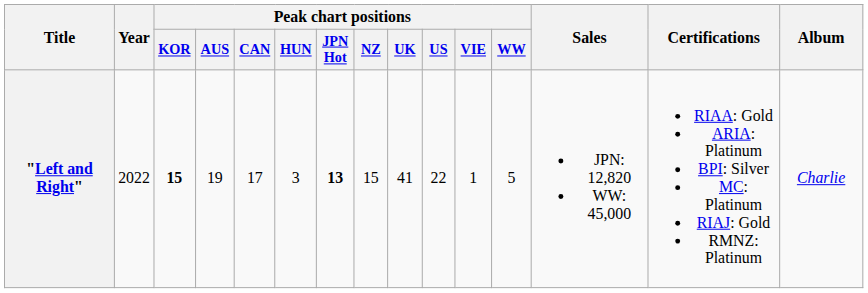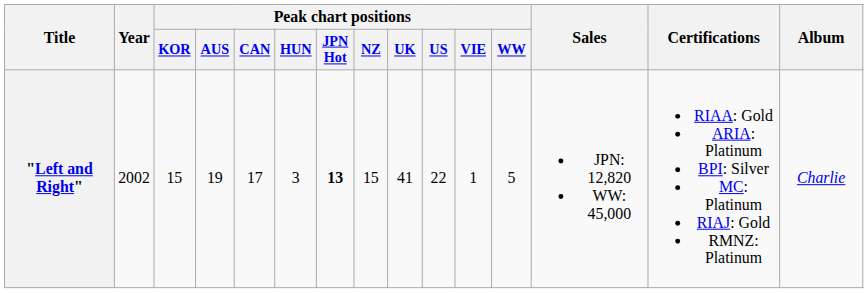(134, 178) 2022 -> (134, 178) 2002
(174, 178) bold -> (174, 178) normal
